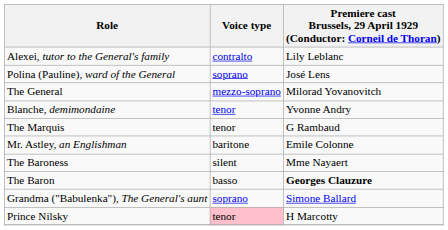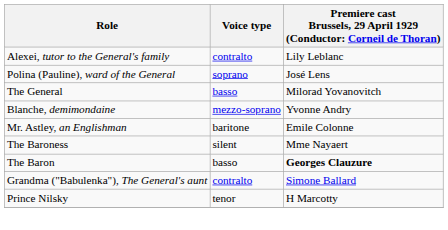(247, 91) mezzo-soprano -> (225, 91) basso
(224, 109) tenor -> (247, 109) mezzo-soprano
- row: (36, 127)
(230, 198) soprano -> (232, 180) contralto
(224, 216) pink background -> (224, 198) no background
